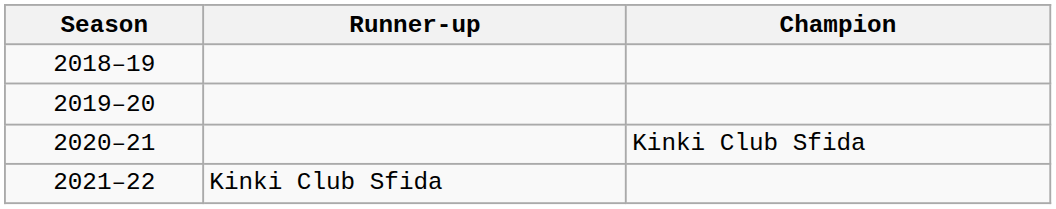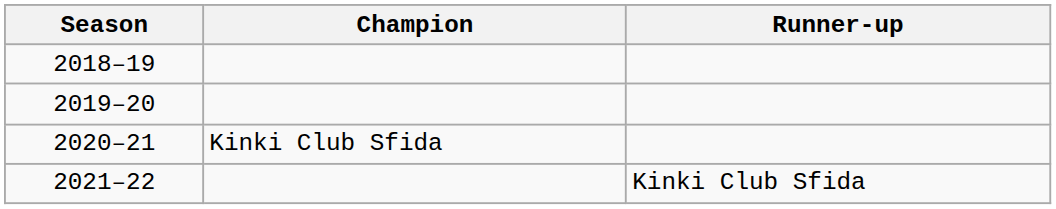columns swapped: (838, 25) <-> (415, 25)
